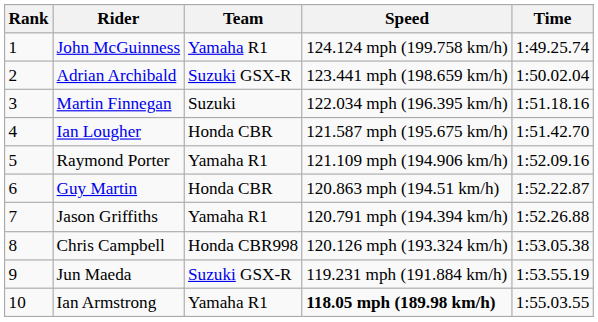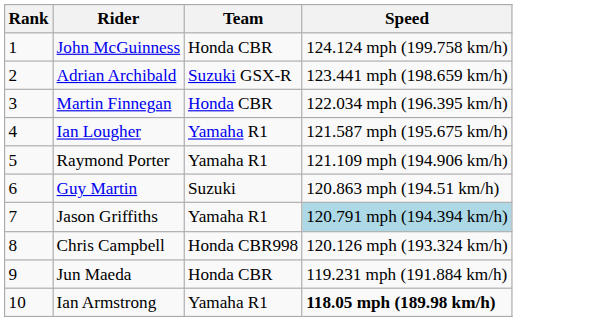- column: (553, 18)
(228, 47) Yamaha R1 -> (230, 47) Honda CBR
(212, 103) Suzuki -> (230, 103) Honda CBR
(230, 132) Honda CBR -> (228, 132) Yamaha R1
(230, 188) Honda CBR -> (212, 188) Suzuki
(407, 217) no background -> (407, 217) lightblue background
(240, 273) Suzuki GSX-R -> (230, 273) Honda CBR
